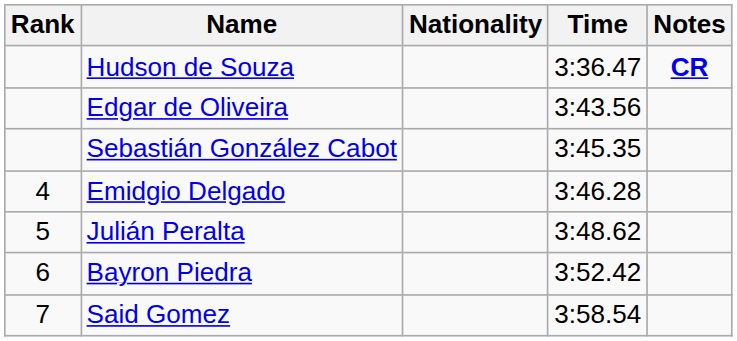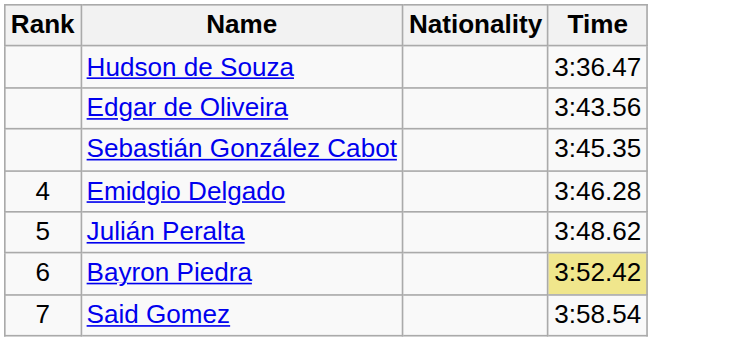- column: (690, 25)
(598, 273) no background -> (598, 273) khaki background
